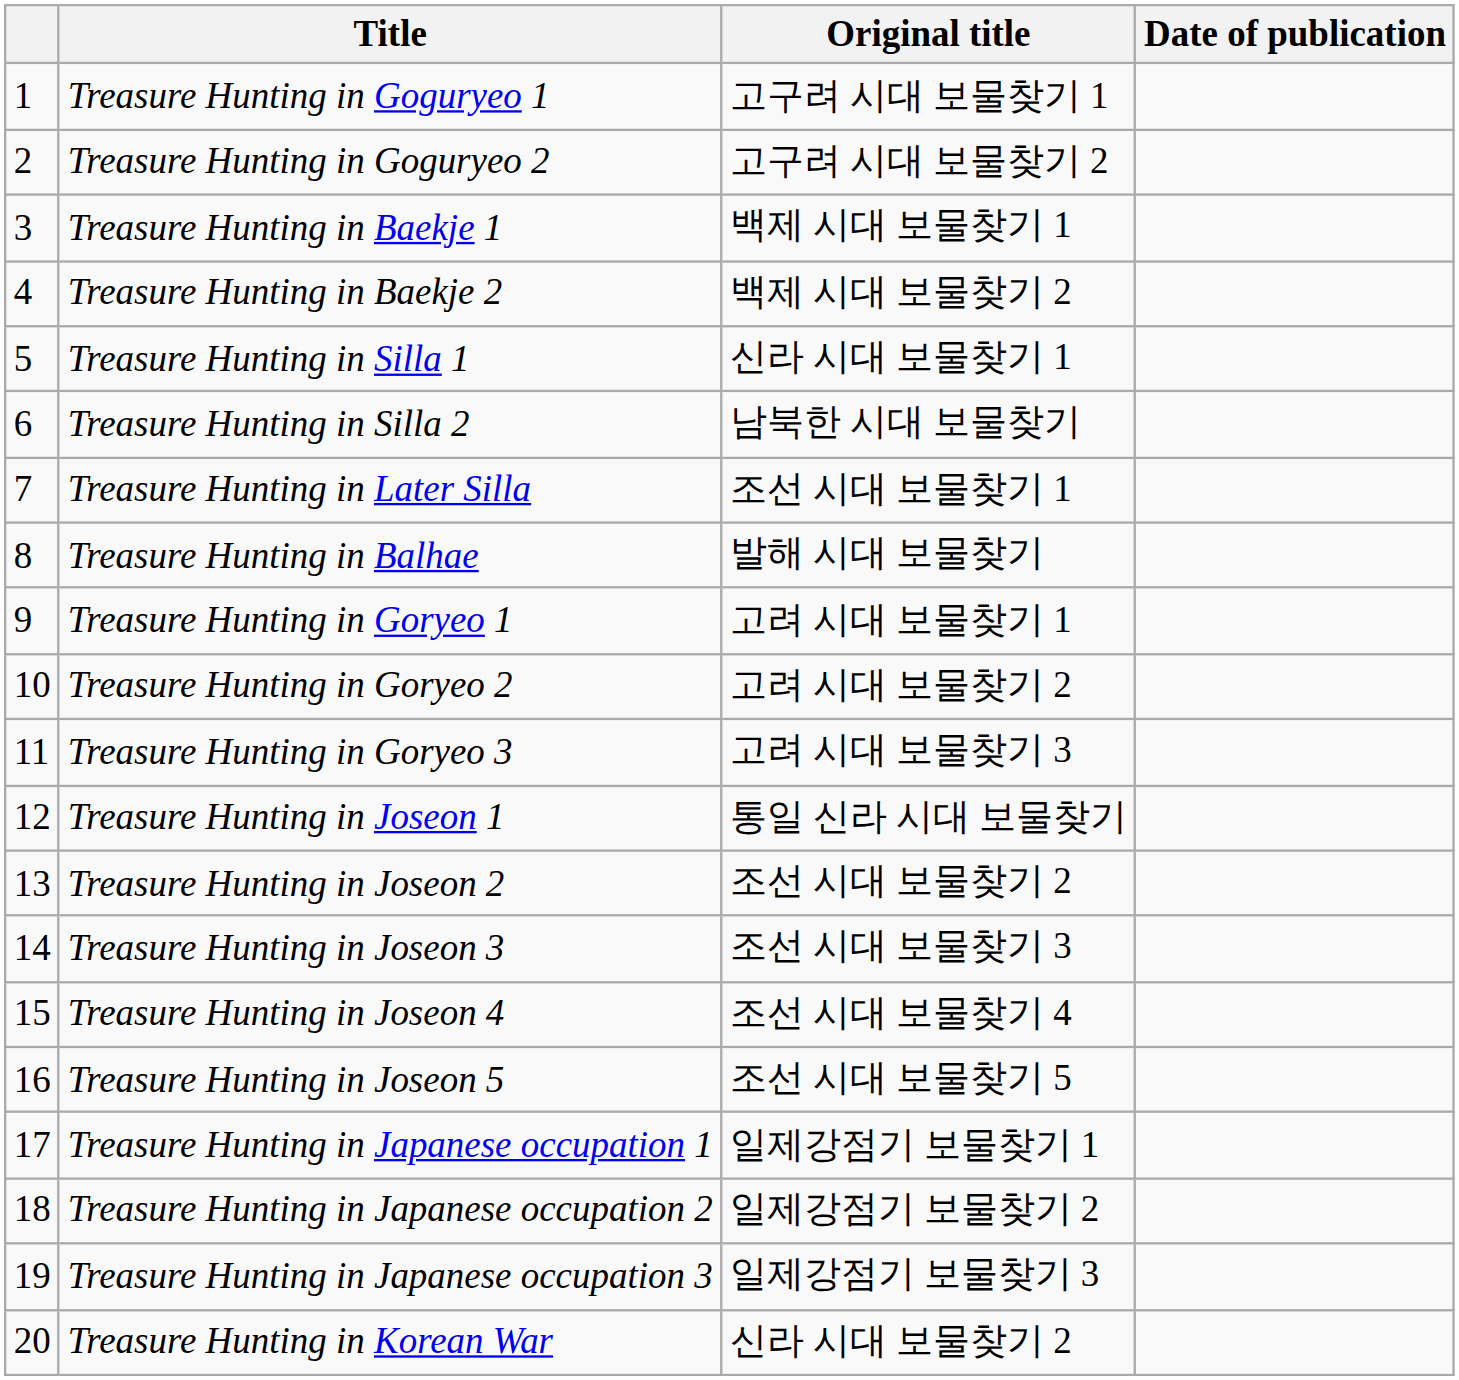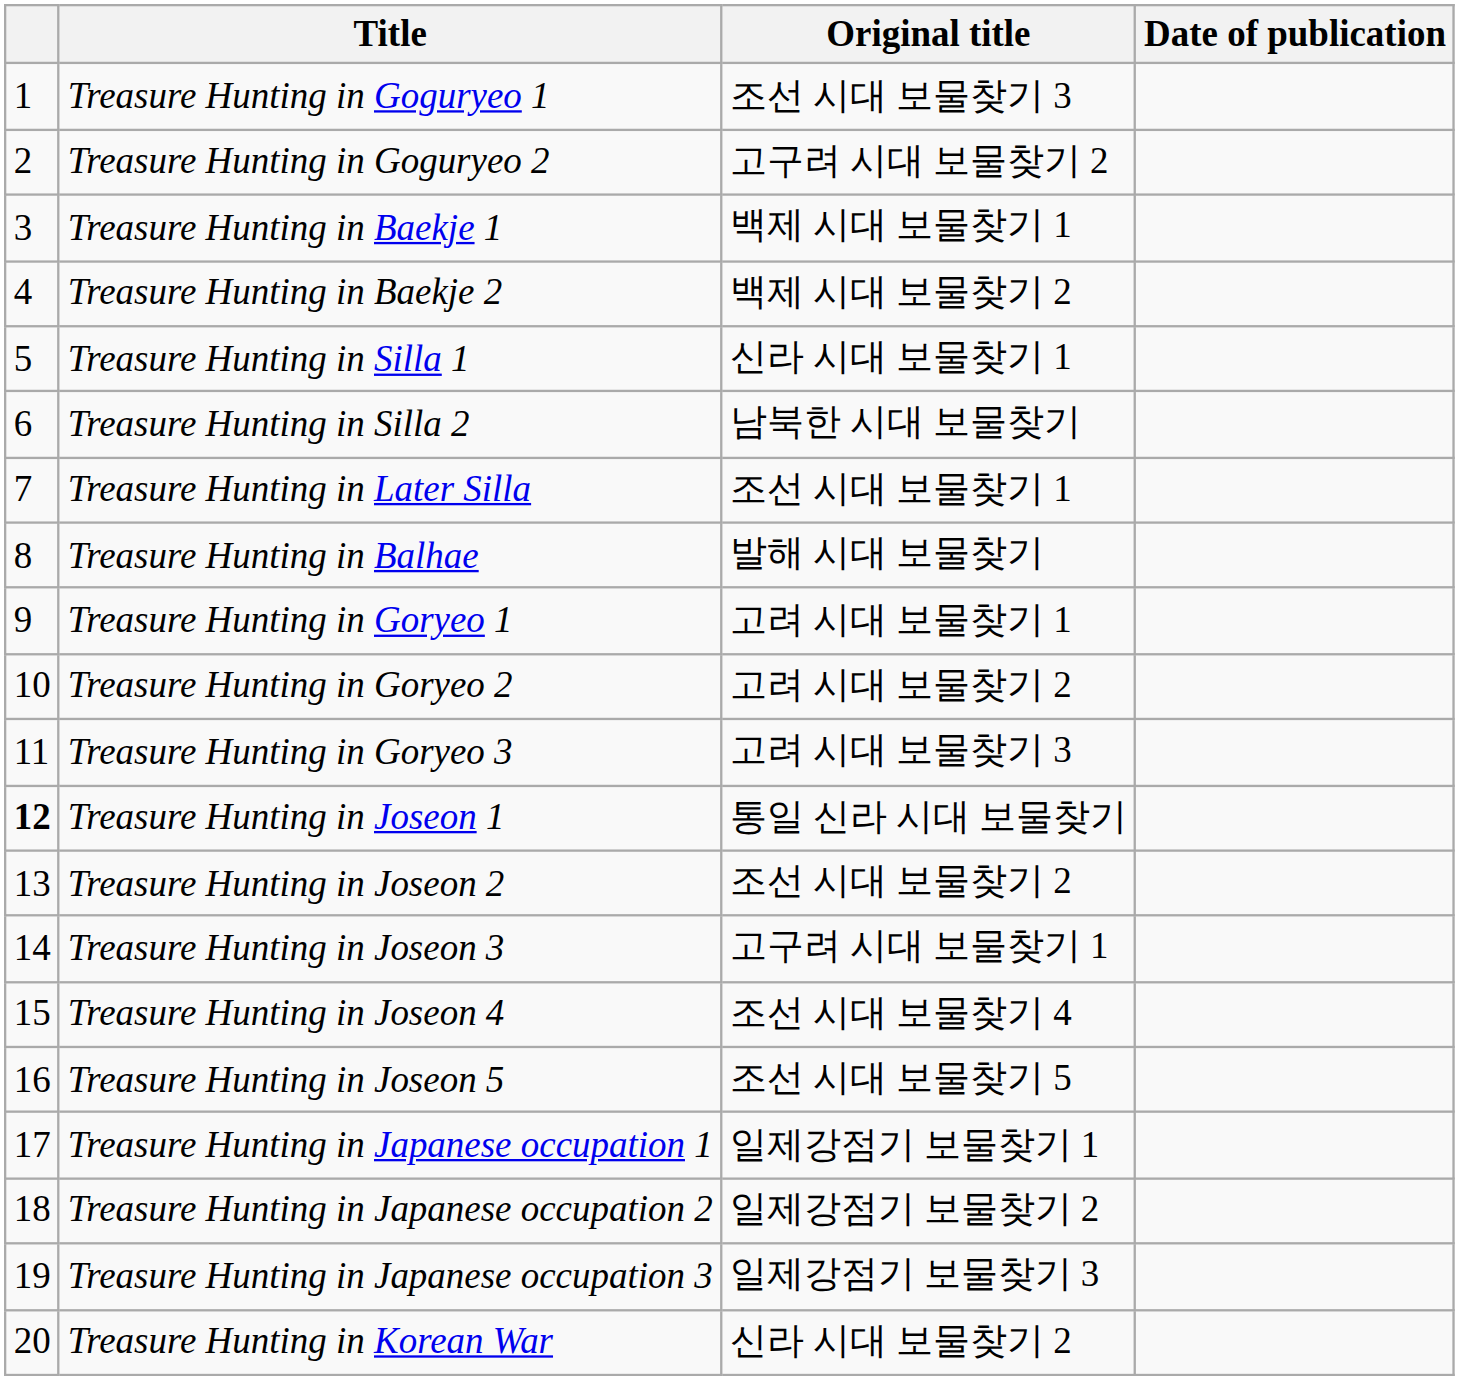(919, 94) 고구려 시대 보물찾기 1 -> (901, 94) 조선 시대 보물찾기 3
(32, 816) normal -> (32, 816) bold
(901, 946) 조선 시대 보물찾기 3 -> (919, 946) 고구려 시대 보물찾기 1
